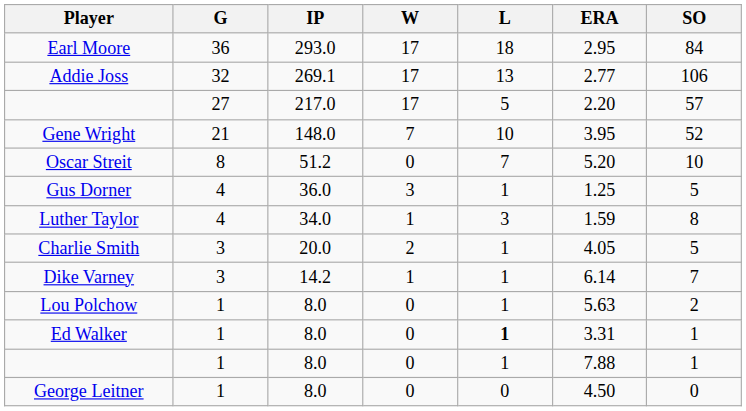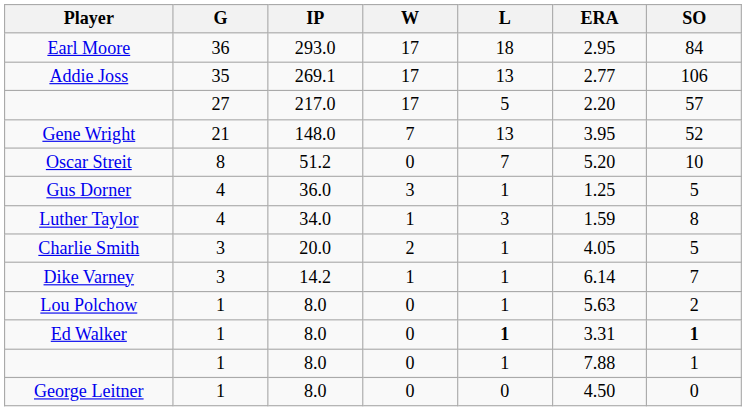(220, 76) 32 -> (220, 76) 35
(505, 133) 10 -> (505, 133) 13
(694, 334) normal -> (694, 334) bold
